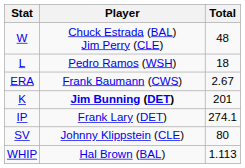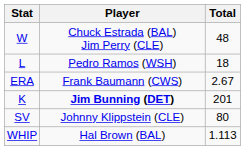- row: (22, 117)
